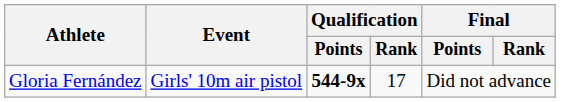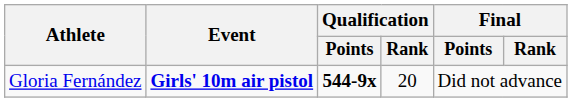(226, 81) normal -> (232, 81) bold
(396, 81) 17 -> (407, 81) 20
